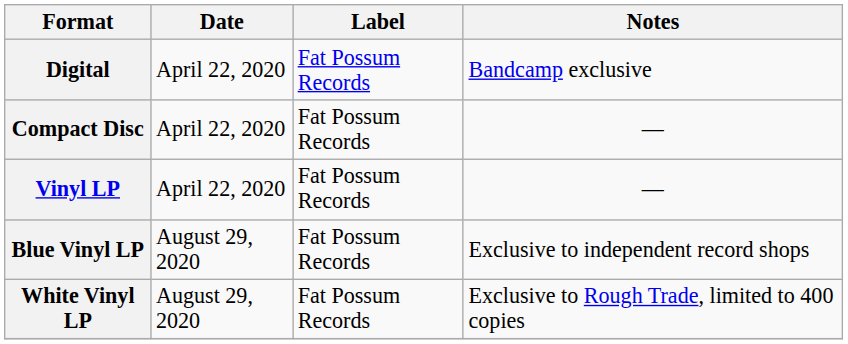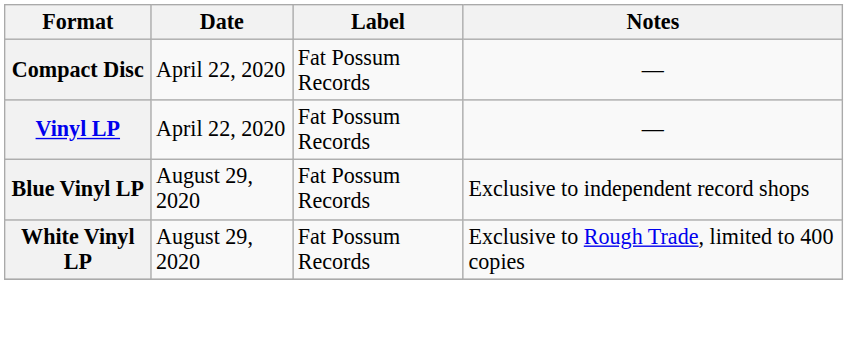- row: (78, 69)
